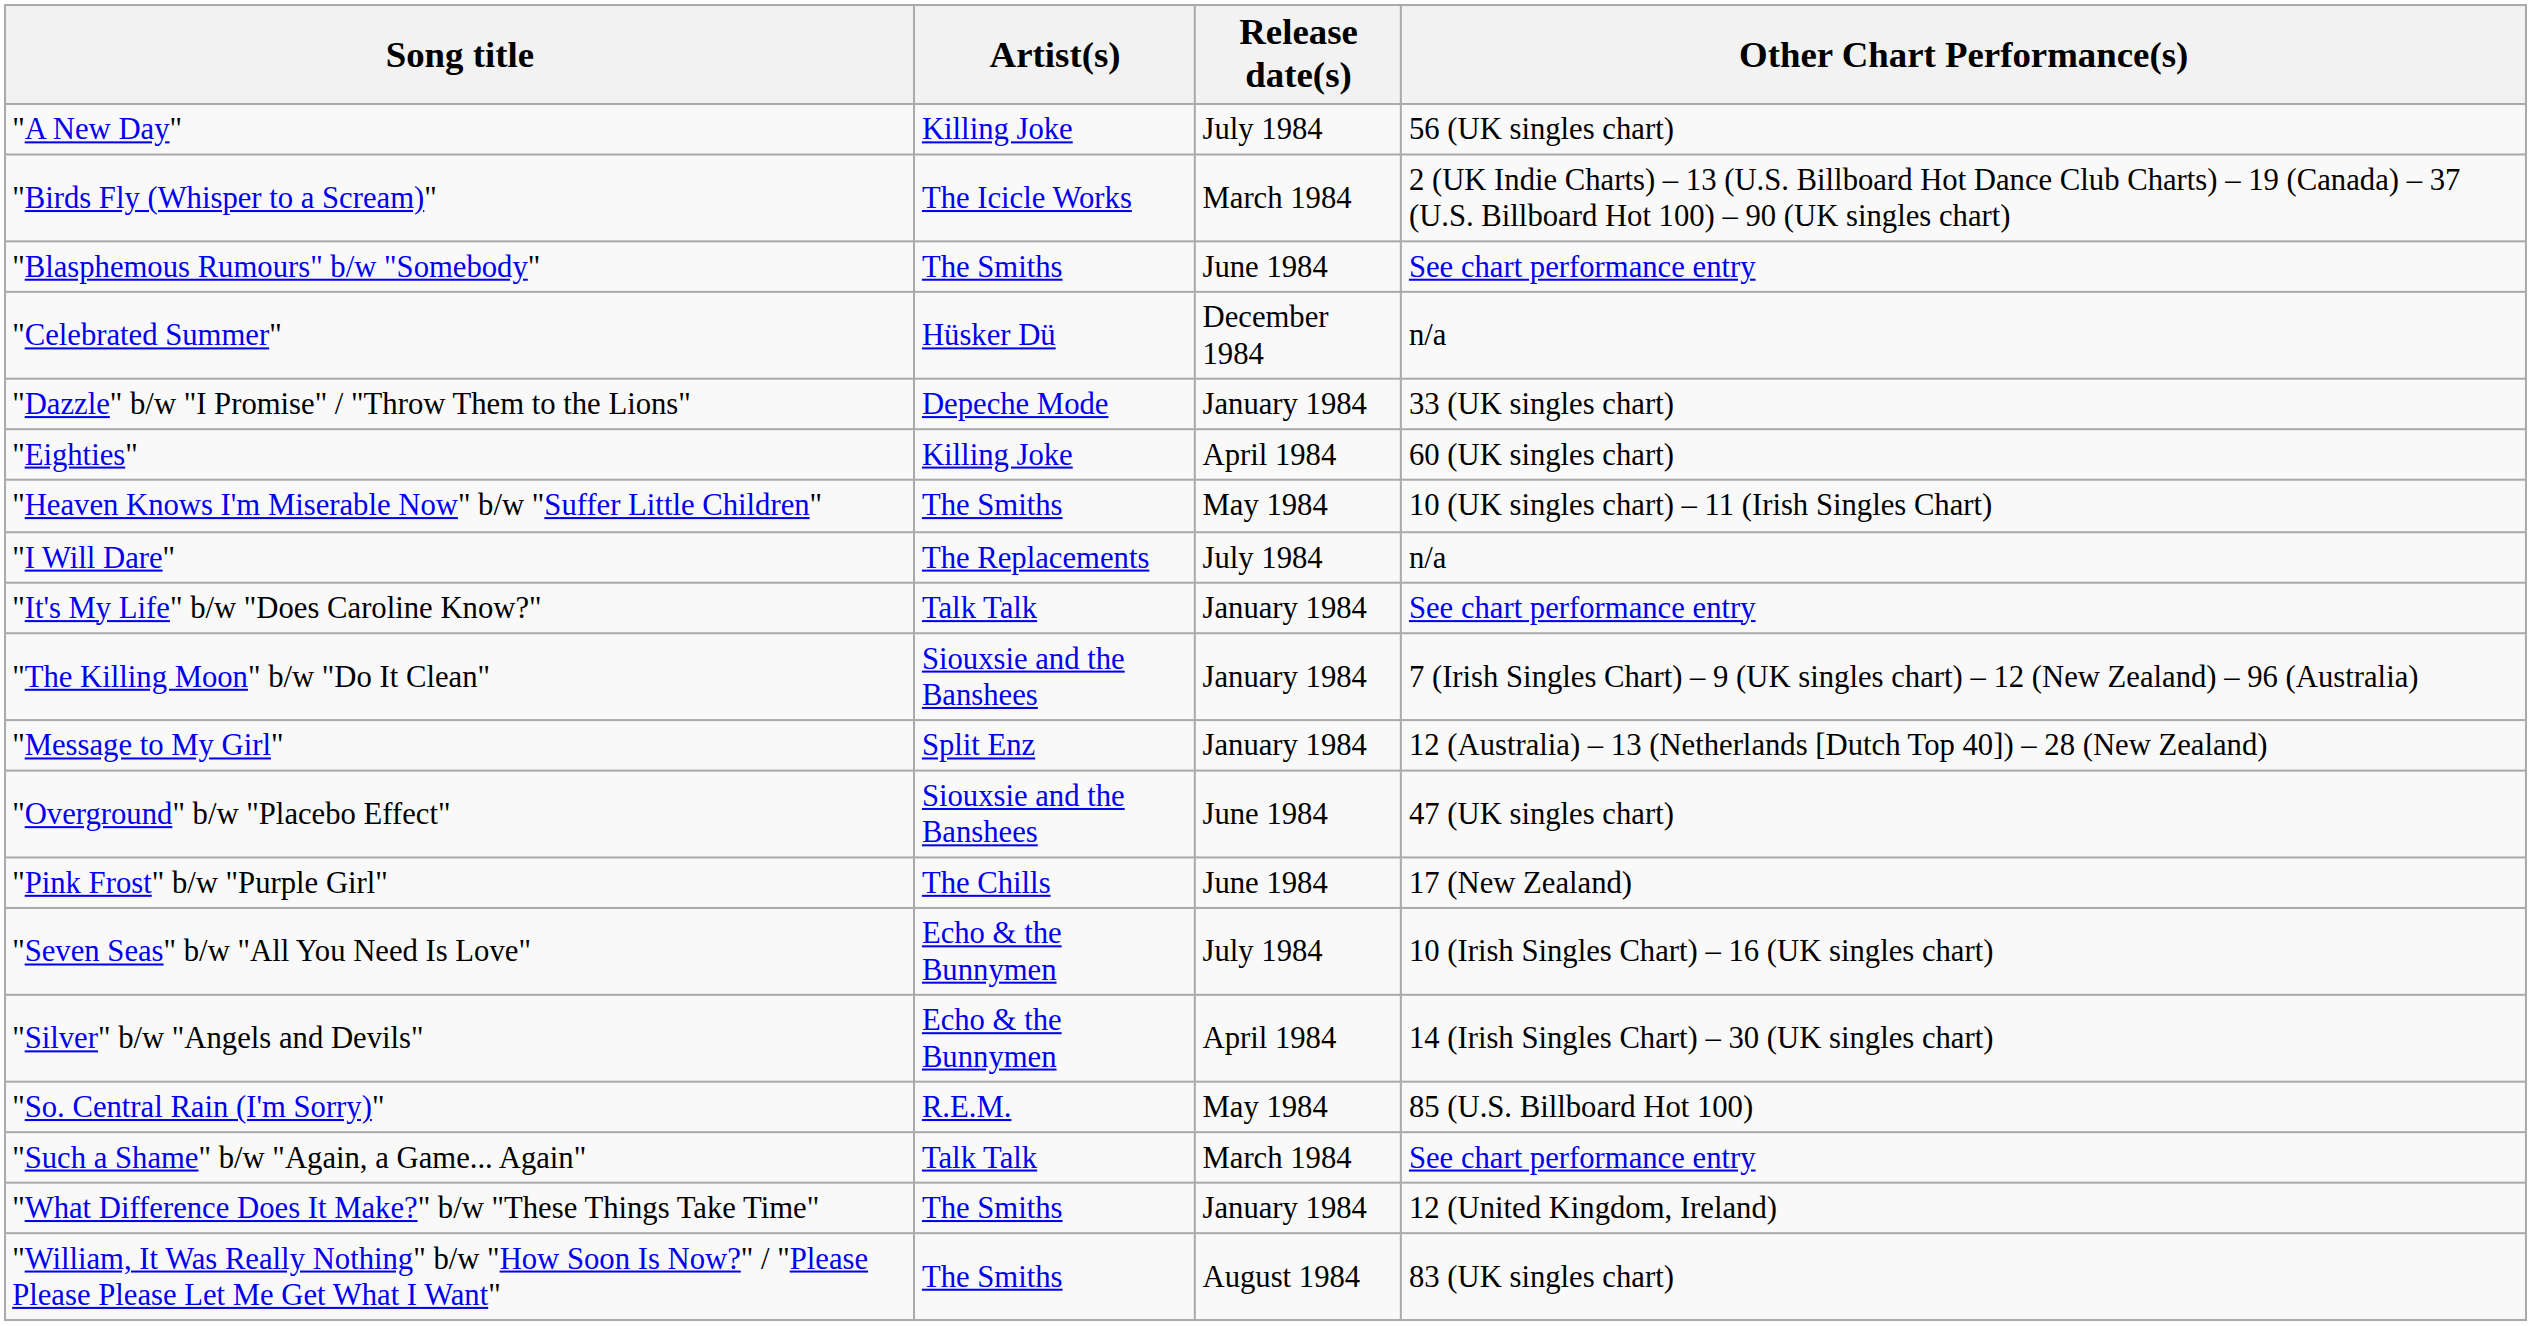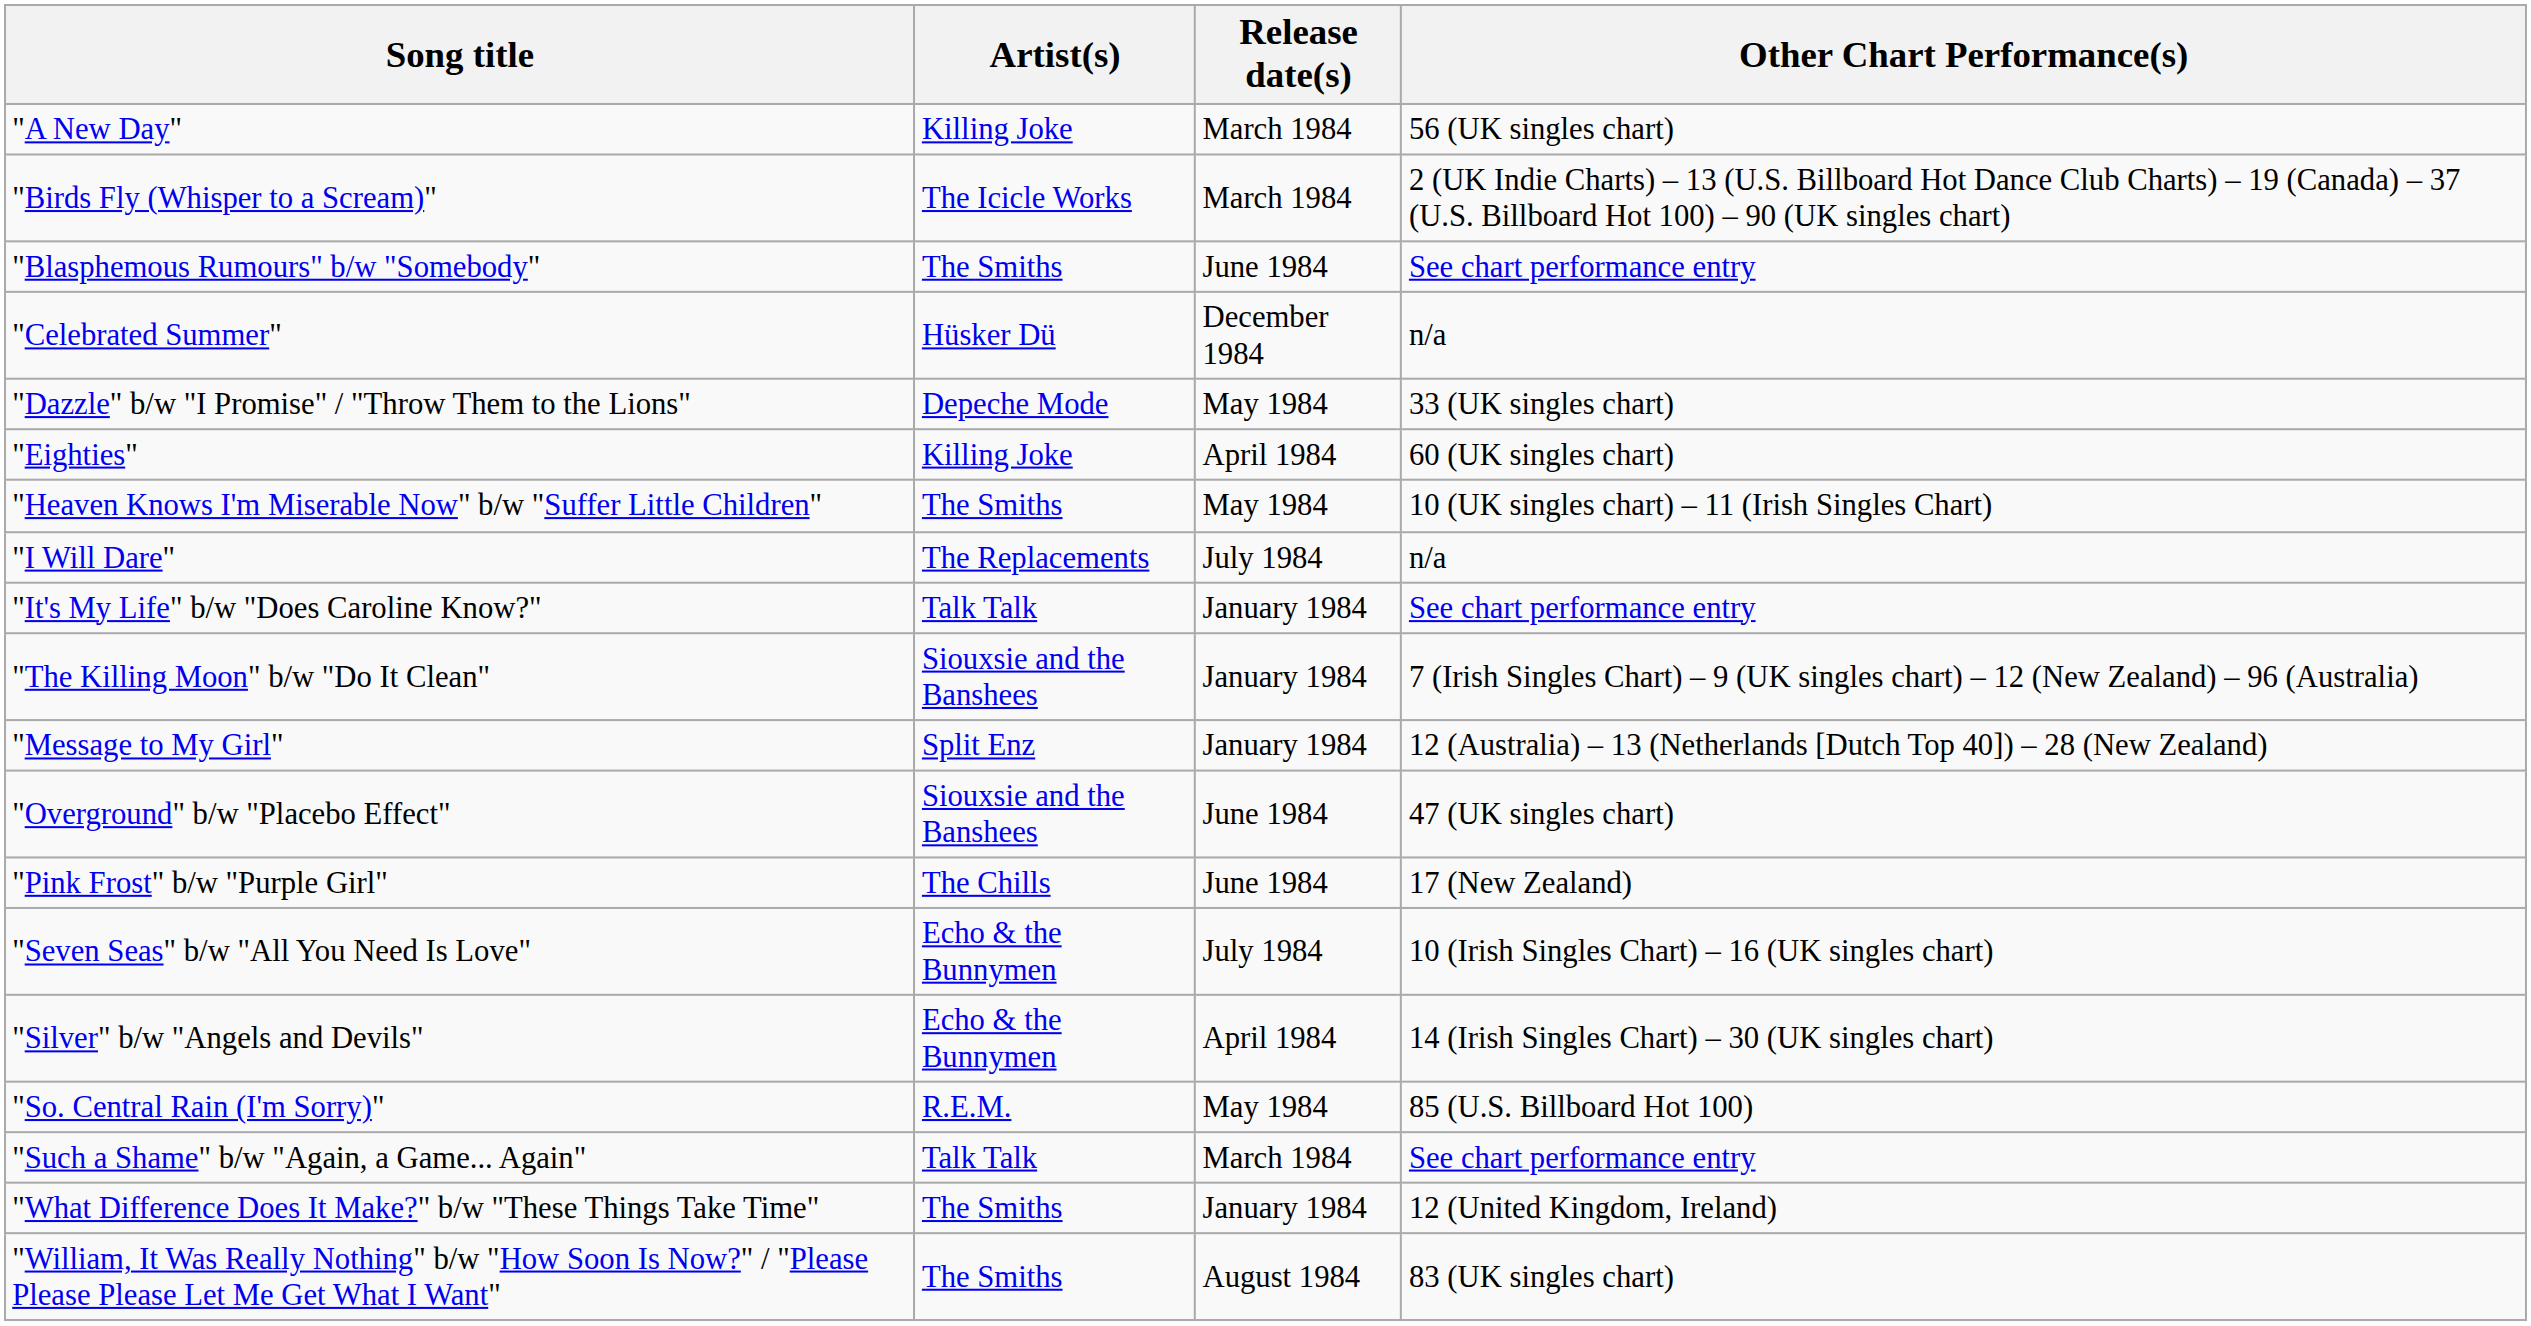(1263, 129) July 1984 -> (1277, 129) March 1984
(1285, 404) January 1984 -> (1265, 404) May 1984
